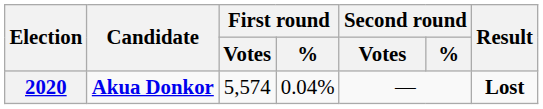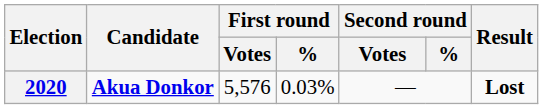(247, 86) 5,574 -> (247, 86) 5,576
(308, 86) 0.04% -> (308, 86) 0.03%
